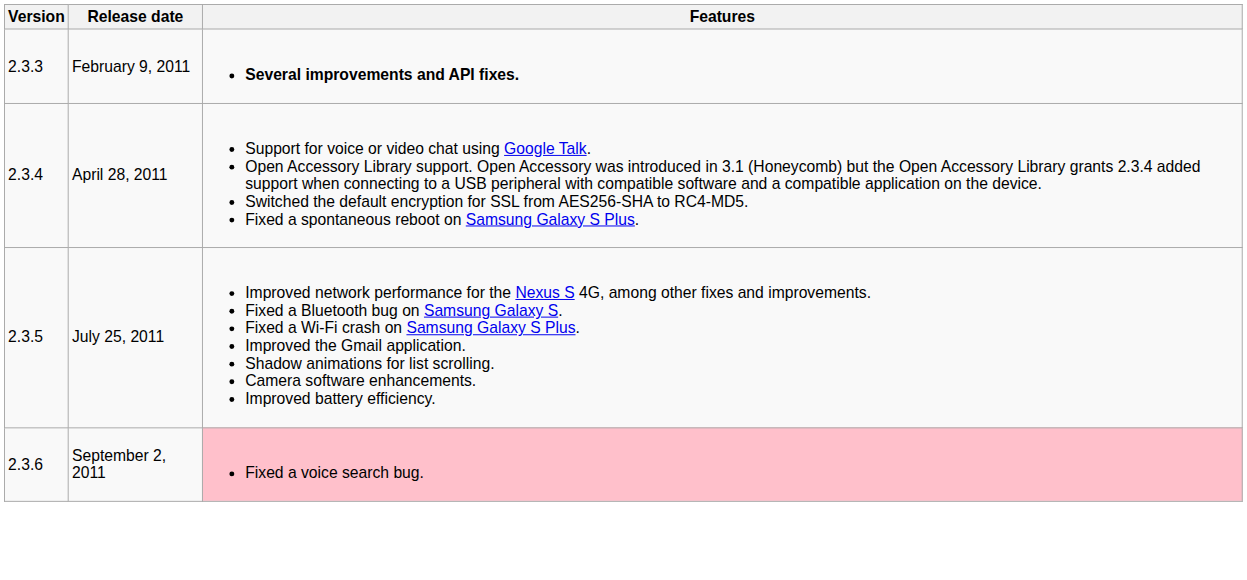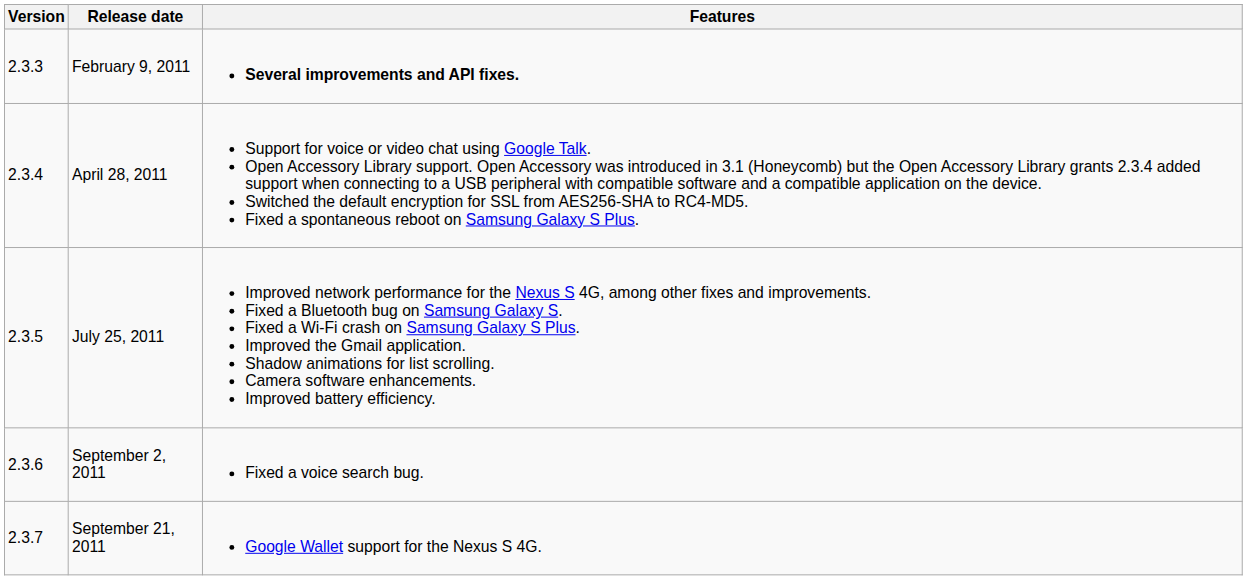(722, 473) pink background -> (722, 473) no background
+ row: (123, 538)
